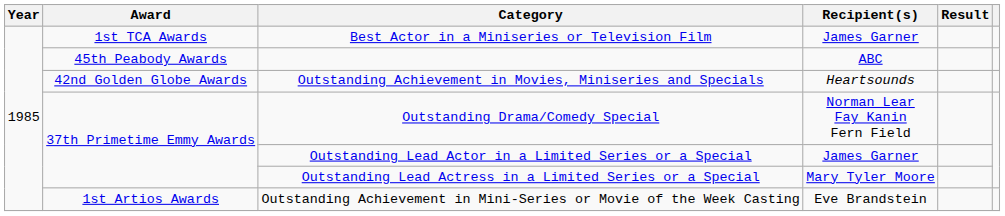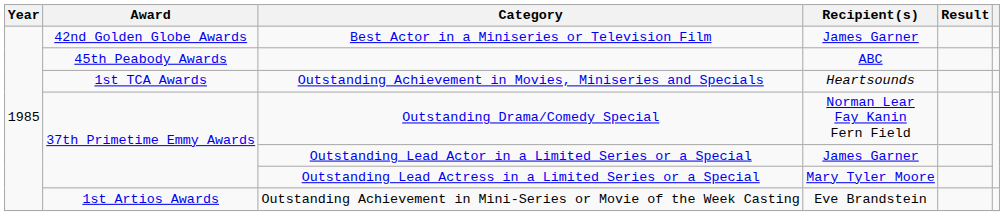(151, 37) 1st TCA Awards -> (151, 37) 42nd Golden Globe Awards
(151, 81) 42nd Golden Globe Awards -> (151, 81) 1st TCA Awards
